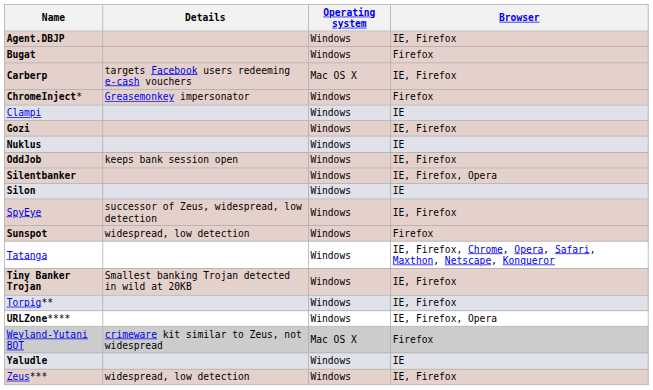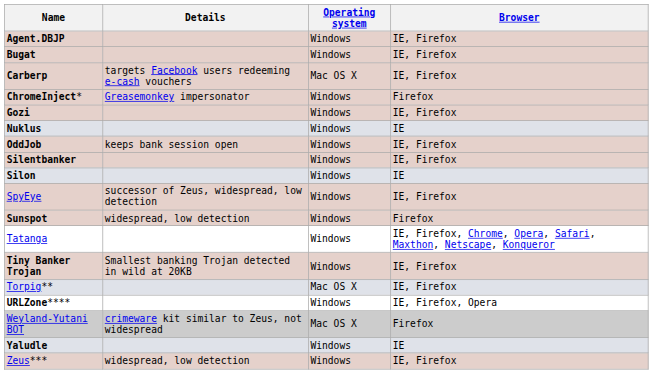(413, 55) Firefox -> (425, 55) IE, Firefox
- row: (24, 113)
(445, 176) IE, Firefox, Opera -> (425, 160) IE, Firefox
(331, 303) Windows -> (334, 287) Mac OS X
